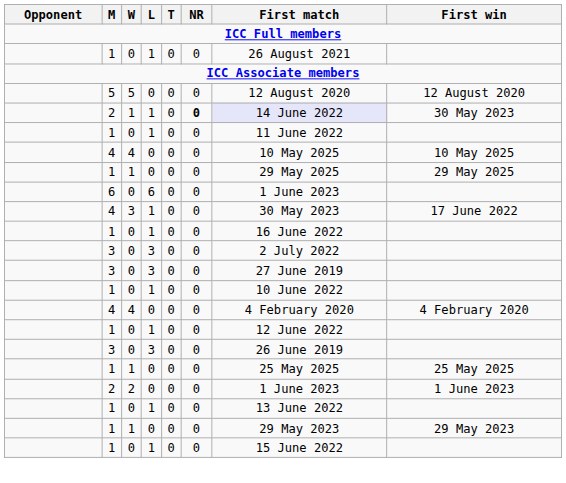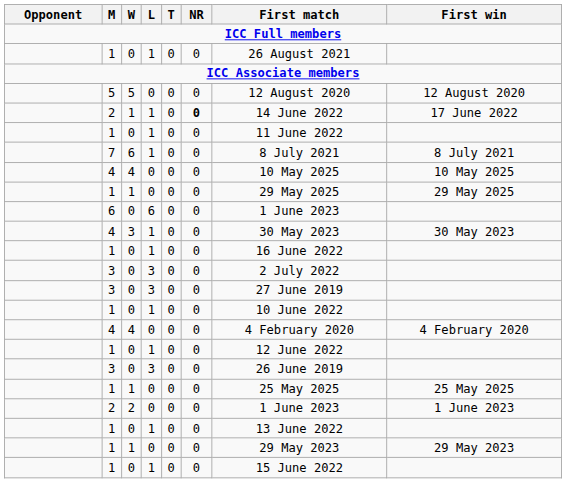(299, 113) lavender background -> (299, 113) no background
(474, 113) 30 May 2023 -> (474, 113) 17 June 2022
+ row: (112, 152)
(474, 211) 17 June 2022 -> (474, 231) 30 May 2023
